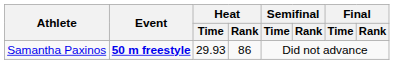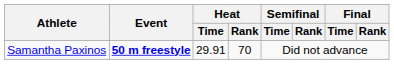(211, 50) 29.93 -> (211, 50) 29.91
(245, 50) 86 -> (245, 50) 70
